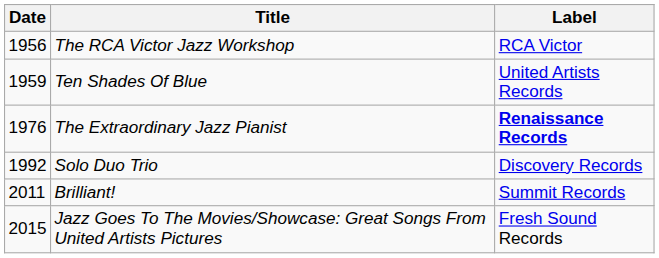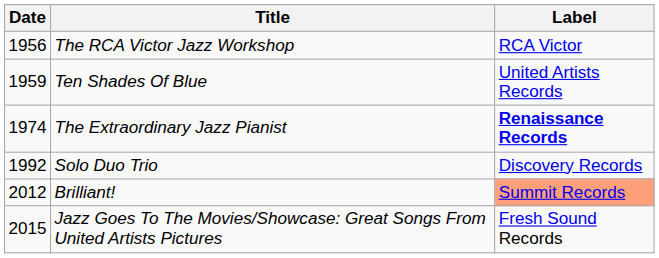(28, 128) 1976 -> (28, 128) 1974
(27, 192) 2011 -> (28, 192) 2012
(562, 192) no background -> (562, 192) lightsalmon background
